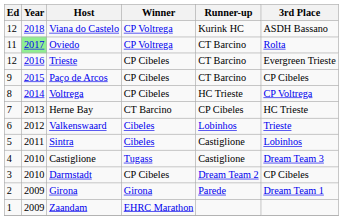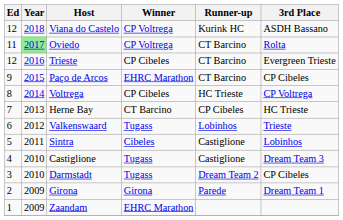(146, 77) CP Cibeles -> (159, 77) EHRC Marathon
(139, 126) Cibeles -> (138, 126) Tugass
(146, 175) CP Cibeles -> (138, 175) Tugass
